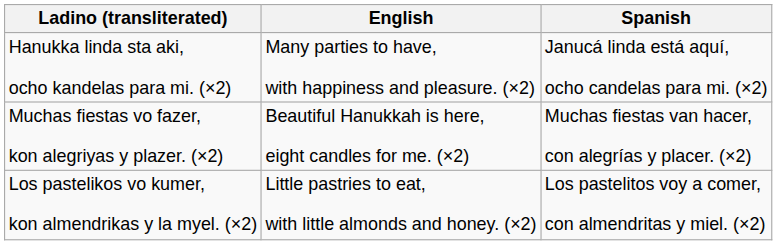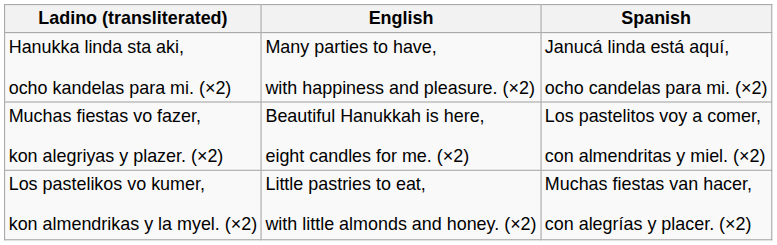(648, 136) Muchas fiestas van hacer, con alegrías y placer. (×2) -> (655, 136) Los pastelitos voy a comer, con almendritas y miel. (×2)
(655, 204) Los pastelitos voy a comer, con almendritas y miel. (×2) -> (648, 204) Muchas fiestas van hacer, con alegrías y placer. (×2)
